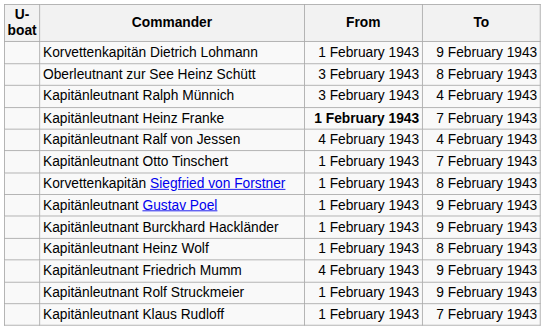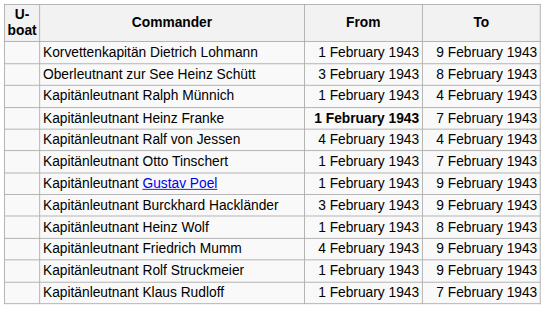(369, 96) 3 February 1943 -> (369, 96) 1 February 1943
- row: (164, 183)
(369, 227) 1 February 1943 -> (369, 205) 3 February 1943
